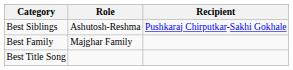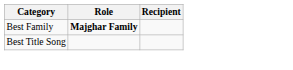- row: (32, 27)
(101, 42) normal -> (104, 27) bold
